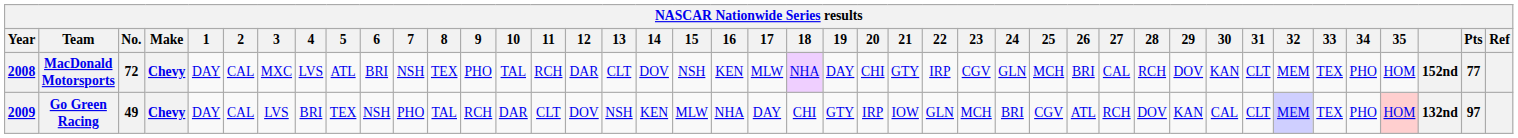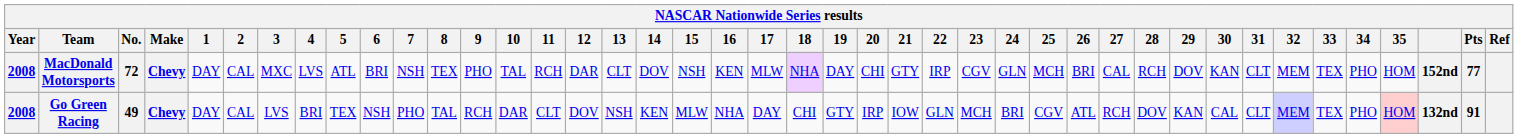(22, 113) 2009 -> (22, 113) 2008
(1473, 113) 97 -> (1473, 113) 91
